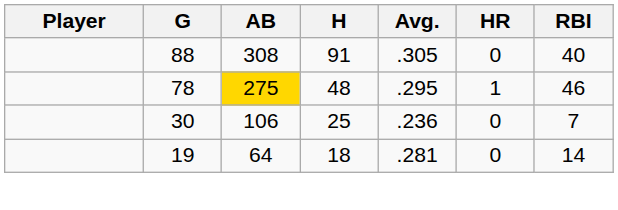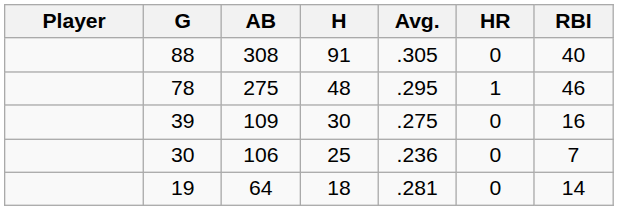(261, 88) gold background -> (261, 88) no background
+ row: (183, 121)
